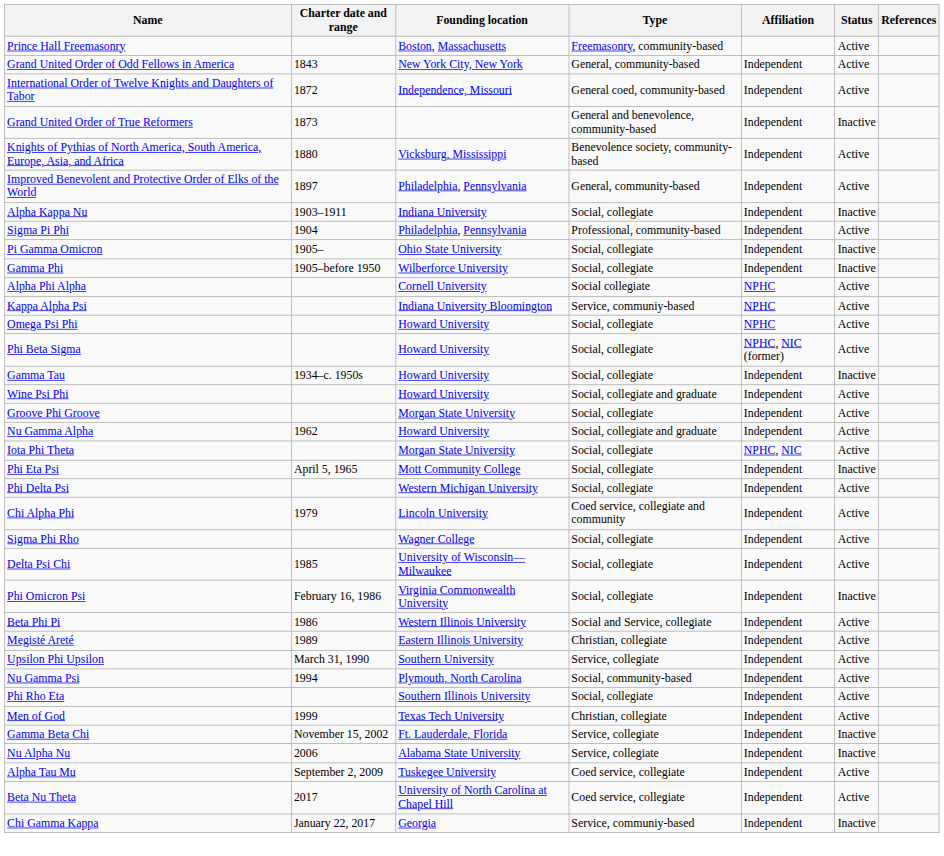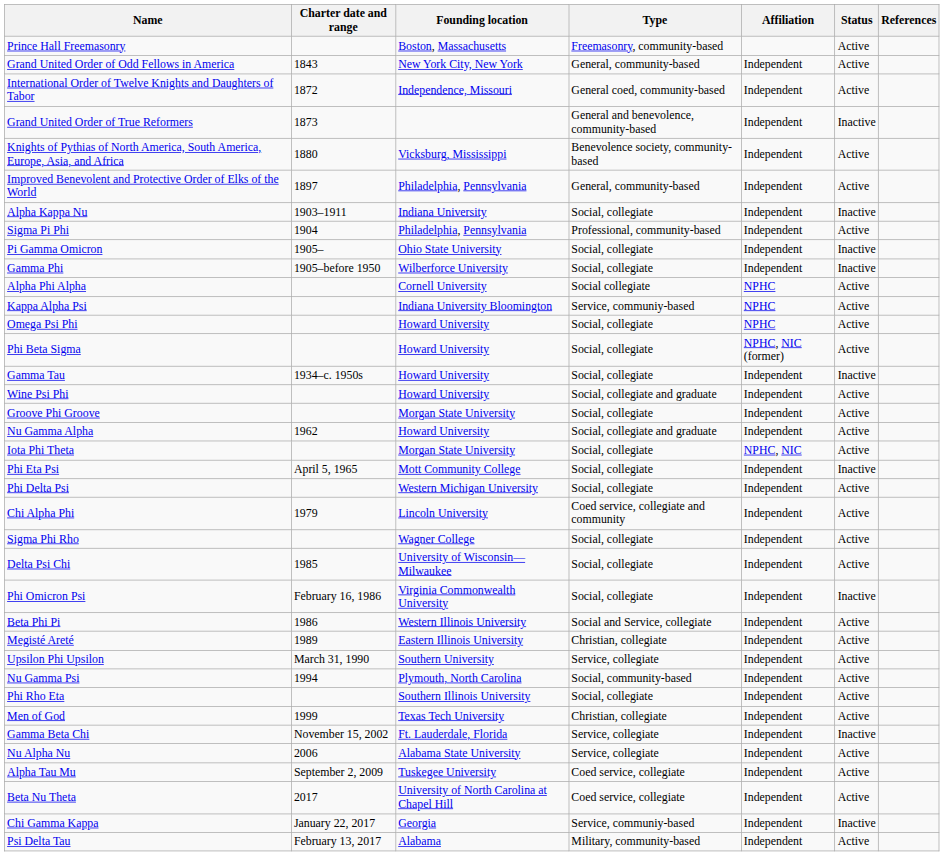(857, 753) Inactive -> (853, 753) Active
+ row: (39, 841)
